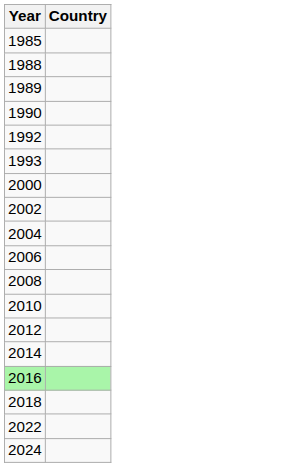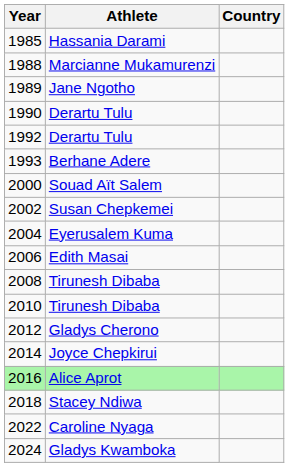+ column: (132, 16)
